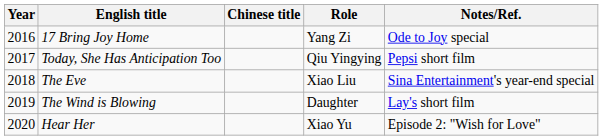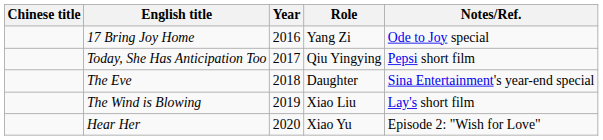columns swapped: (21, 15) <-> (264, 15)
(331, 80) Xiao Liu -> (332, 80) Daughter
(332, 102) Daughter -> (331, 102) Xiao Liu
